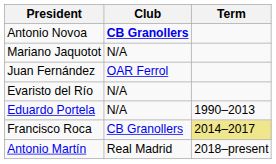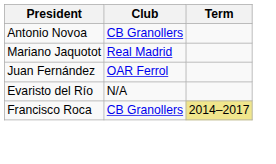(148, 33) bold -> (145, 33) normal
(117, 52) N/A -> (140, 52) Real Madrid
- row: (51, 110)
- row: (47, 149)
